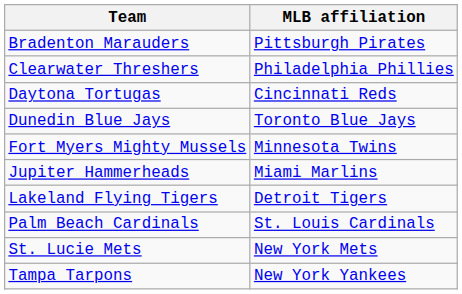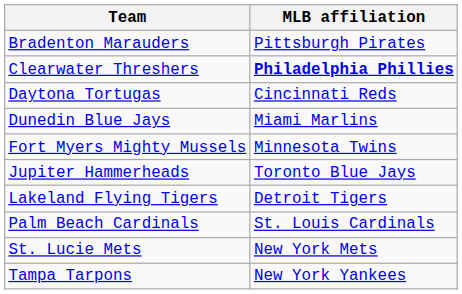(354, 69) normal -> (354, 69) bold
(335, 121) Toronto Blue Jays -> (316, 121) Miami Marlins
(316, 173) Miami Marlins -> (335, 173) Toronto Blue Jays
